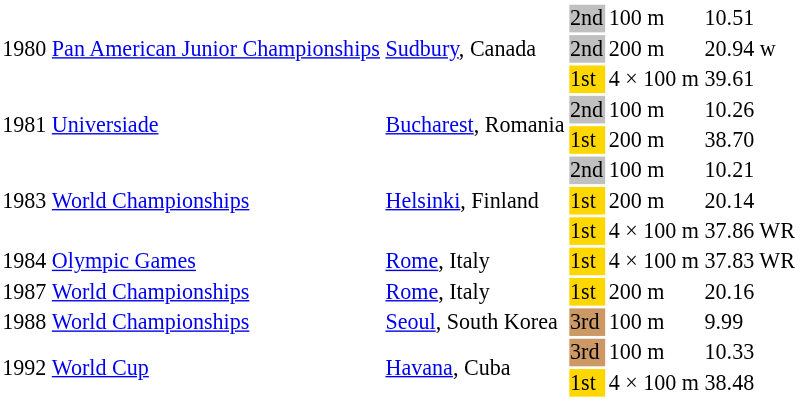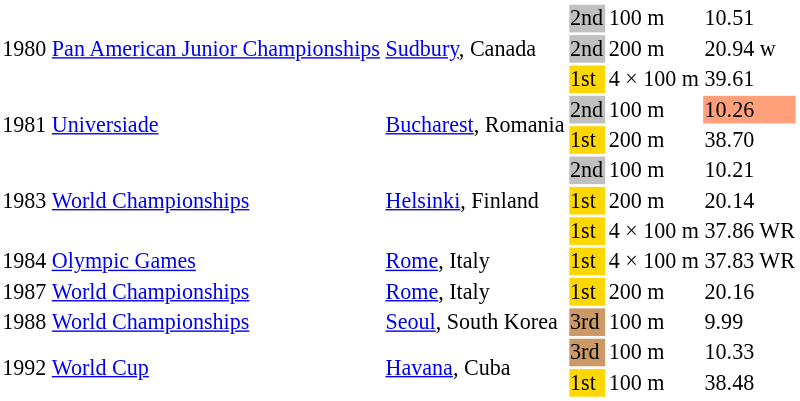(729, 109) no background -> (729, 109) lightsalmon background
(654, 382) 4 × 100 m -> (637, 382) 100 m
